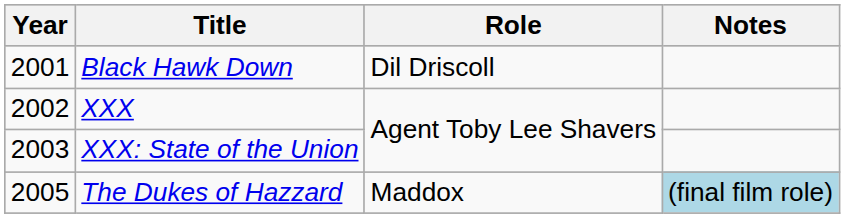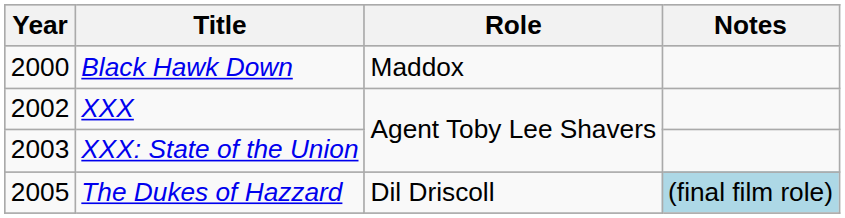(40, 66) 2001 -> (40, 66) 2000
(433, 66) Dil Driscoll -> (417, 66) Maddox
(417, 191) Maddox -> (433, 191) Dil Driscoll
